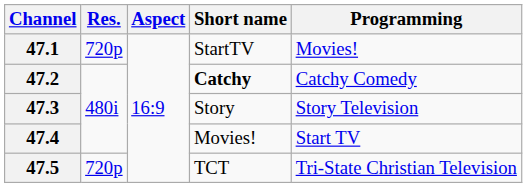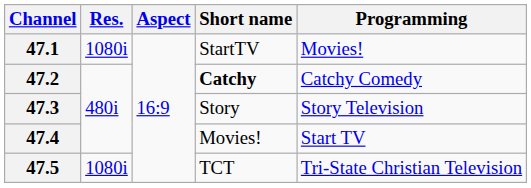(104, 49) 720p -> (106, 49) 1080i
(104, 167) 720p -> (106, 167) 1080i
